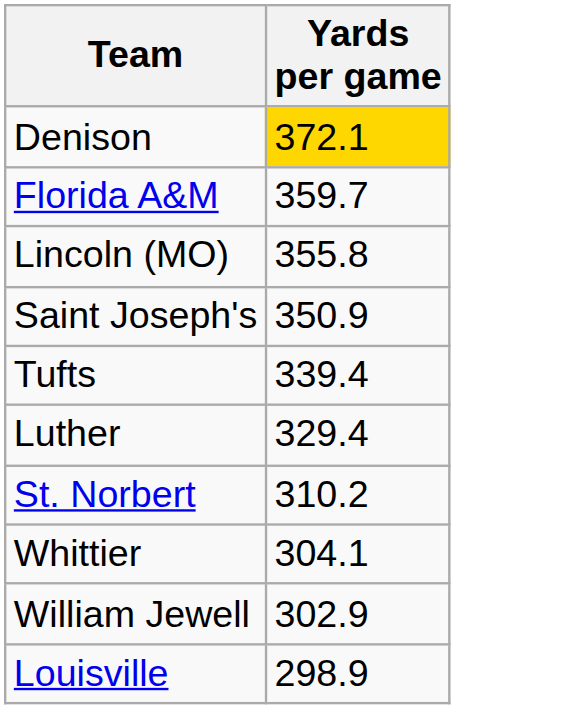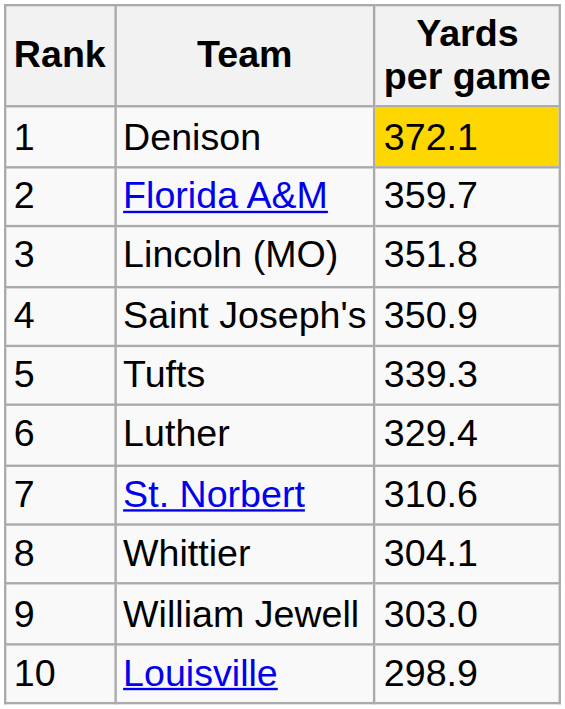+ column: (60, 55)
(322, 255) 355.8 -> (431, 255) 351.8
(322, 374) 339.4 -> (431, 374) 339.3
(322, 494) 310.2 -> (431, 494) 310.6
(322, 613) 302.9 -> (431, 613) 303.0
